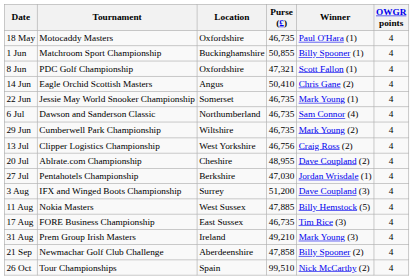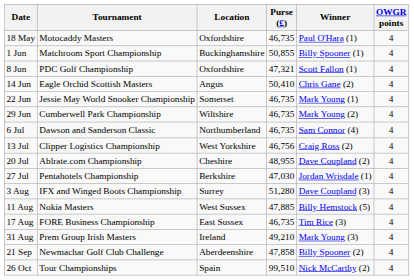rows swapped: (19, 130) <-> (15, 115)
(282, 191) 51,200 -> (282, 191) 51,280
